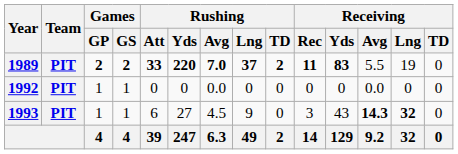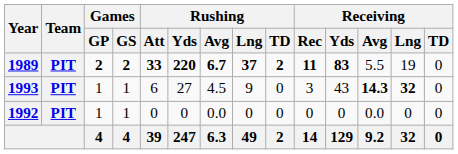(217, 64) 7.0 -> (217, 64) 6.7
rows swapped: (23, 88) <-> (23, 112)
